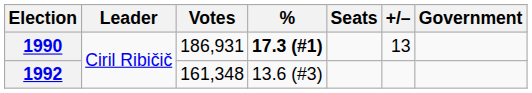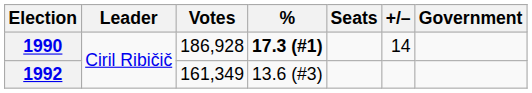(212, 46) 186,931 -> (212, 46) 186,928
(401, 46) 13 -> (401, 46) 14
(212, 74) 161,348 -> (212, 74) 161,349
